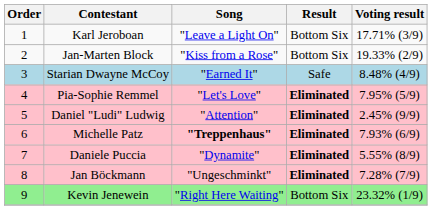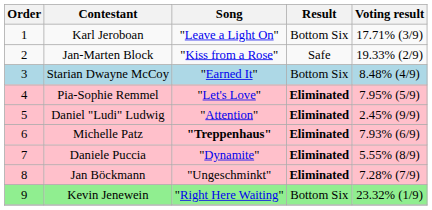(319, 54) Bottom Six -> (319, 54) Safe
(319, 74) Safe -> (319, 74) Bottom Six
